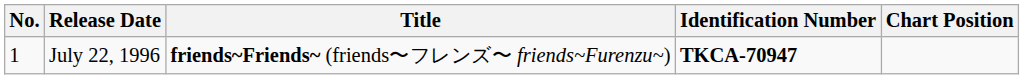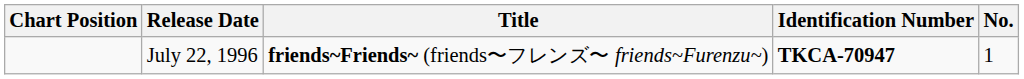columns swapped: (24, 20) <-> (950, 20)
